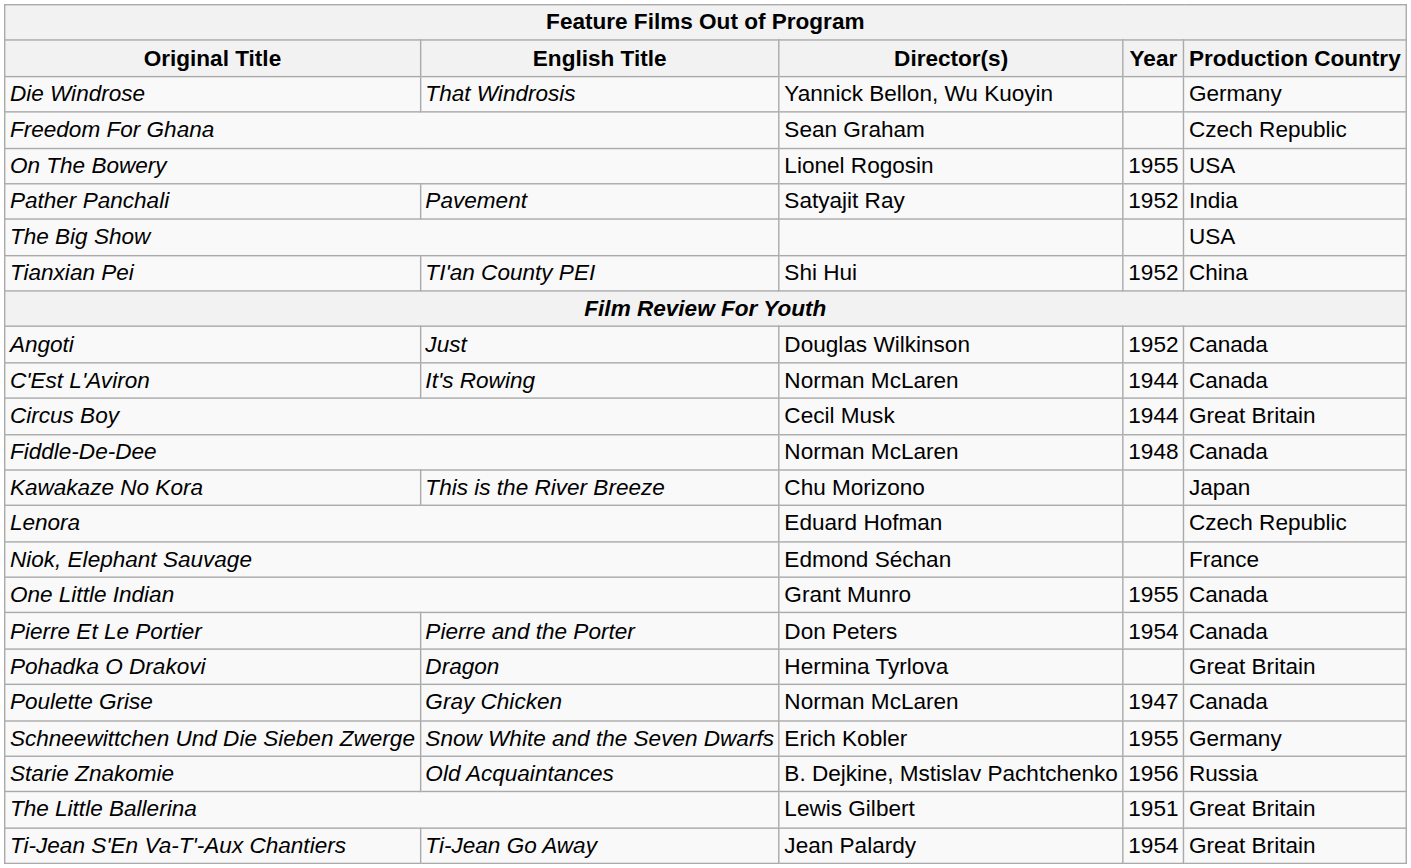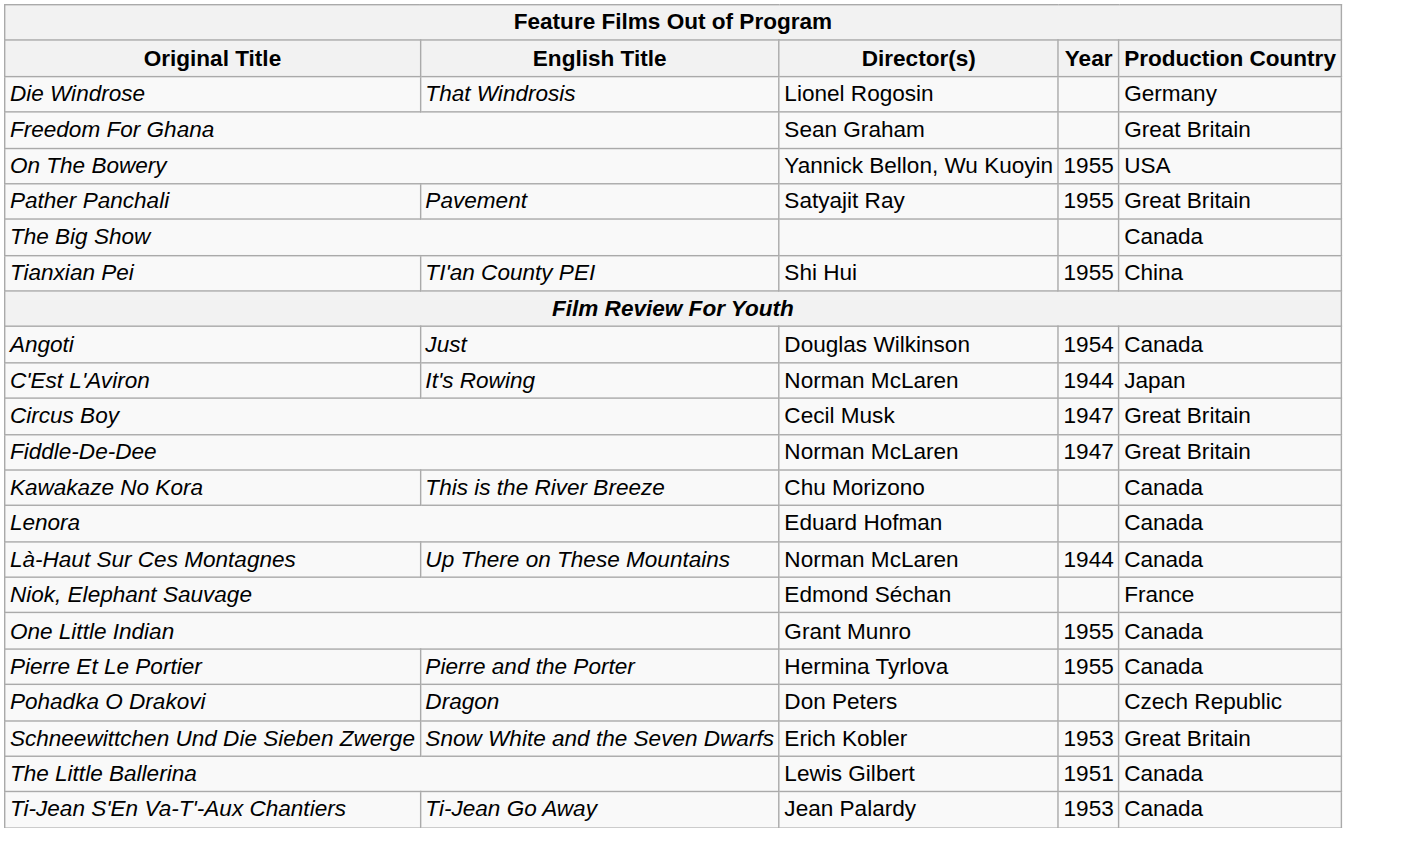(919, 93) Yannick Bellon, Wu Kuoyin -> (859, 93) Lionel Rogosin
(1268, 129) Czech Republic -> (1187, 129) Great Britain
(859, 165) Lionel Rogosin -> (919, 165) Yannick Bellon, Wu Kuoyin
(1153, 201) 1952 -> (1089, 201) 1955
(1213, 201) India -> (1187, 201) Great Britain
(1212, 237) USA -> (1164, 237) Canada
(1153, 272) 1952 -> (1089, 272) 1955
(1153, 344) 1952 -> (1089, 344) 1954
(1228, 380) Canada -> (1155, 380) Japan
(1153, 415) 1944 -> (1089, 415) 1947
(1153, 451) 1948 -> (1089, 451) 1947
(1228, 451) Canada -> (1187, 451) Great Britain
(1220, 487) Japan -> (1164, 487) Canada
(1268, 523) Czech Republic -> (1164, 523) Canada
+ row: (153, 559)
(841, 630) Don Peters -> (866, 666) Hermina Tyrlova
(1153, 630) 1954 -> (1089, 666) 1955
(866, 666) Hermina Tyrlova -> (841, 702) Don Peters
(1252, 666) Great Britain -> (1203, 702) Czech Republic
- row: (81, 702)
(1153, 737) 1955 -> (1089, 737) 1953
(1235, 737) Germany -> (1187, 737) Great Britain
- row: (92, 773)
(1252, 809) Great Britain -> (1164, 773) Canada
(1153, 845) 1954 -> (1089, 809) 1953
(1252, 845) Great Britain -> (1164, 809) Canada
